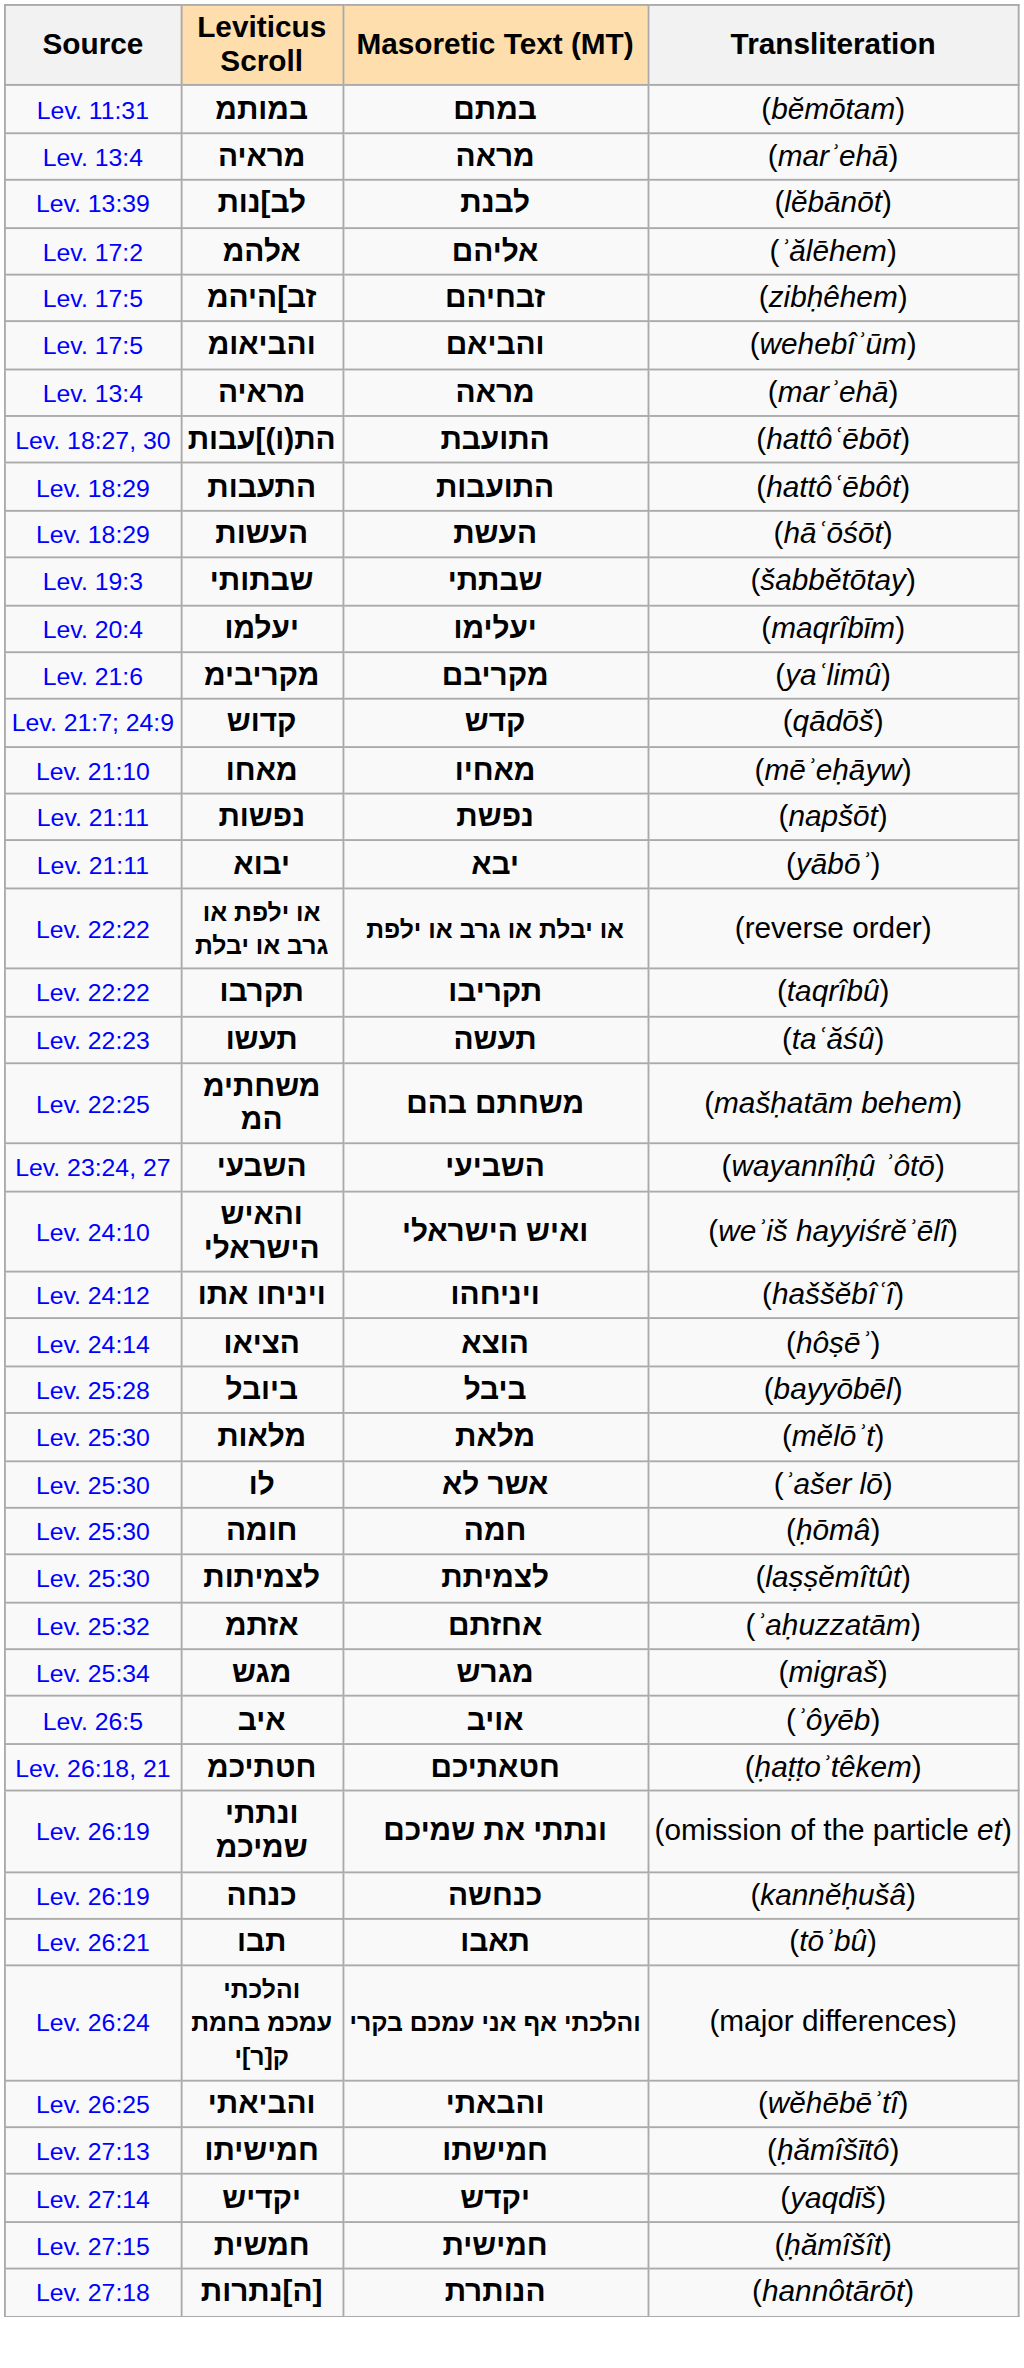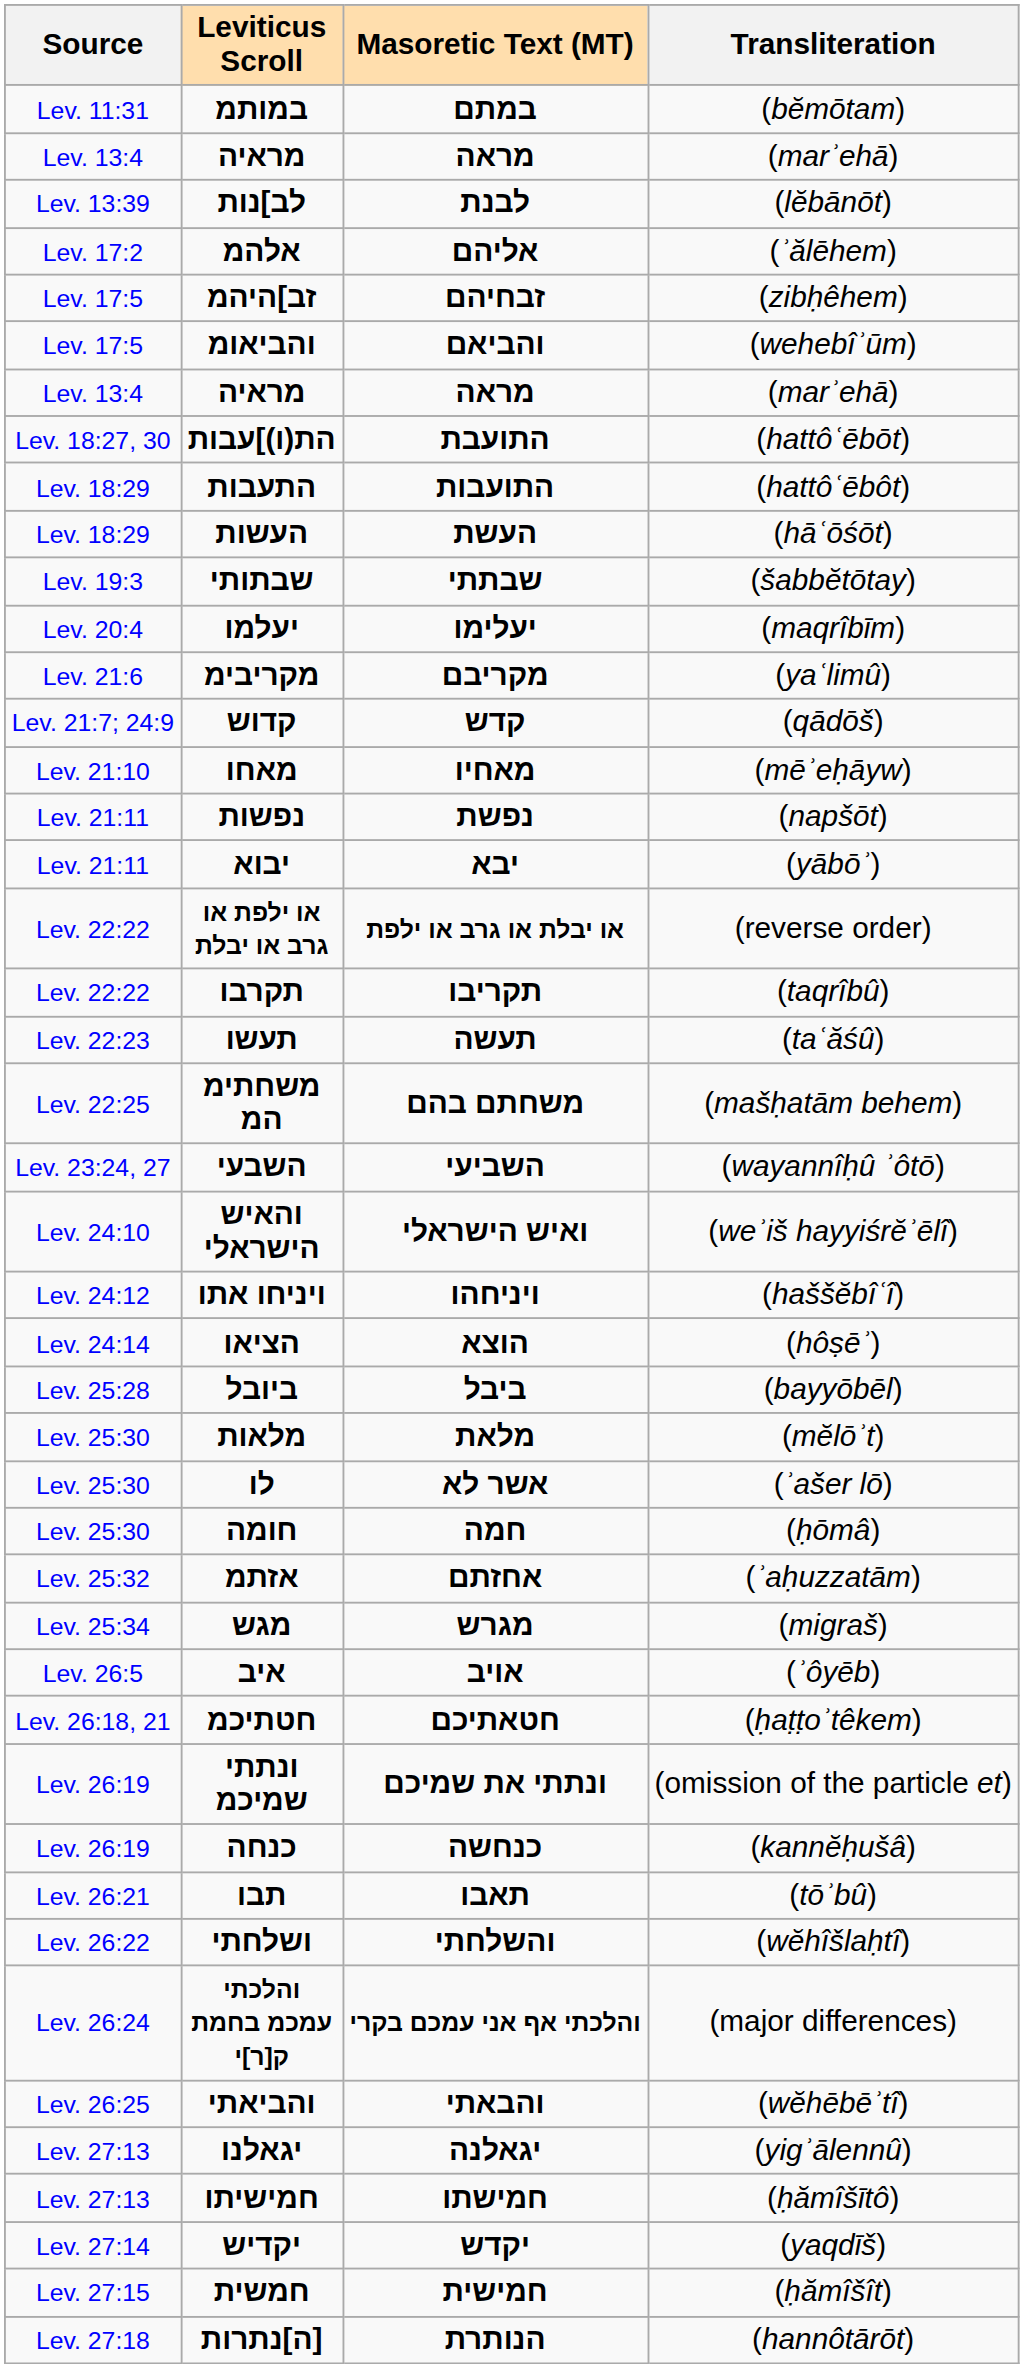- row: (262, 1577)
+ row: (262, 1941)
+ row: (262, 2150)
